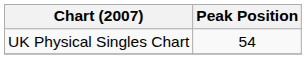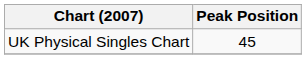(247, 41) 54 -> (247, 41) 45
